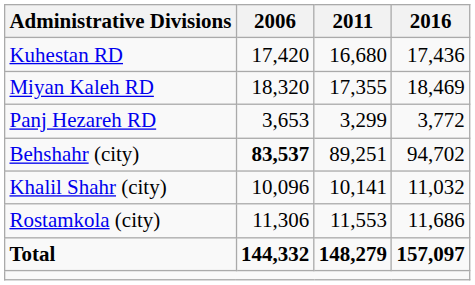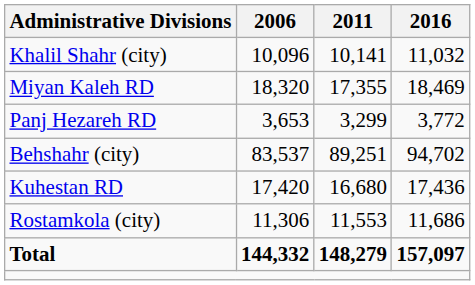rows swapped: (66, 54) <-> (88, 187)
(280, 154) bold -> (280, 154) normal
